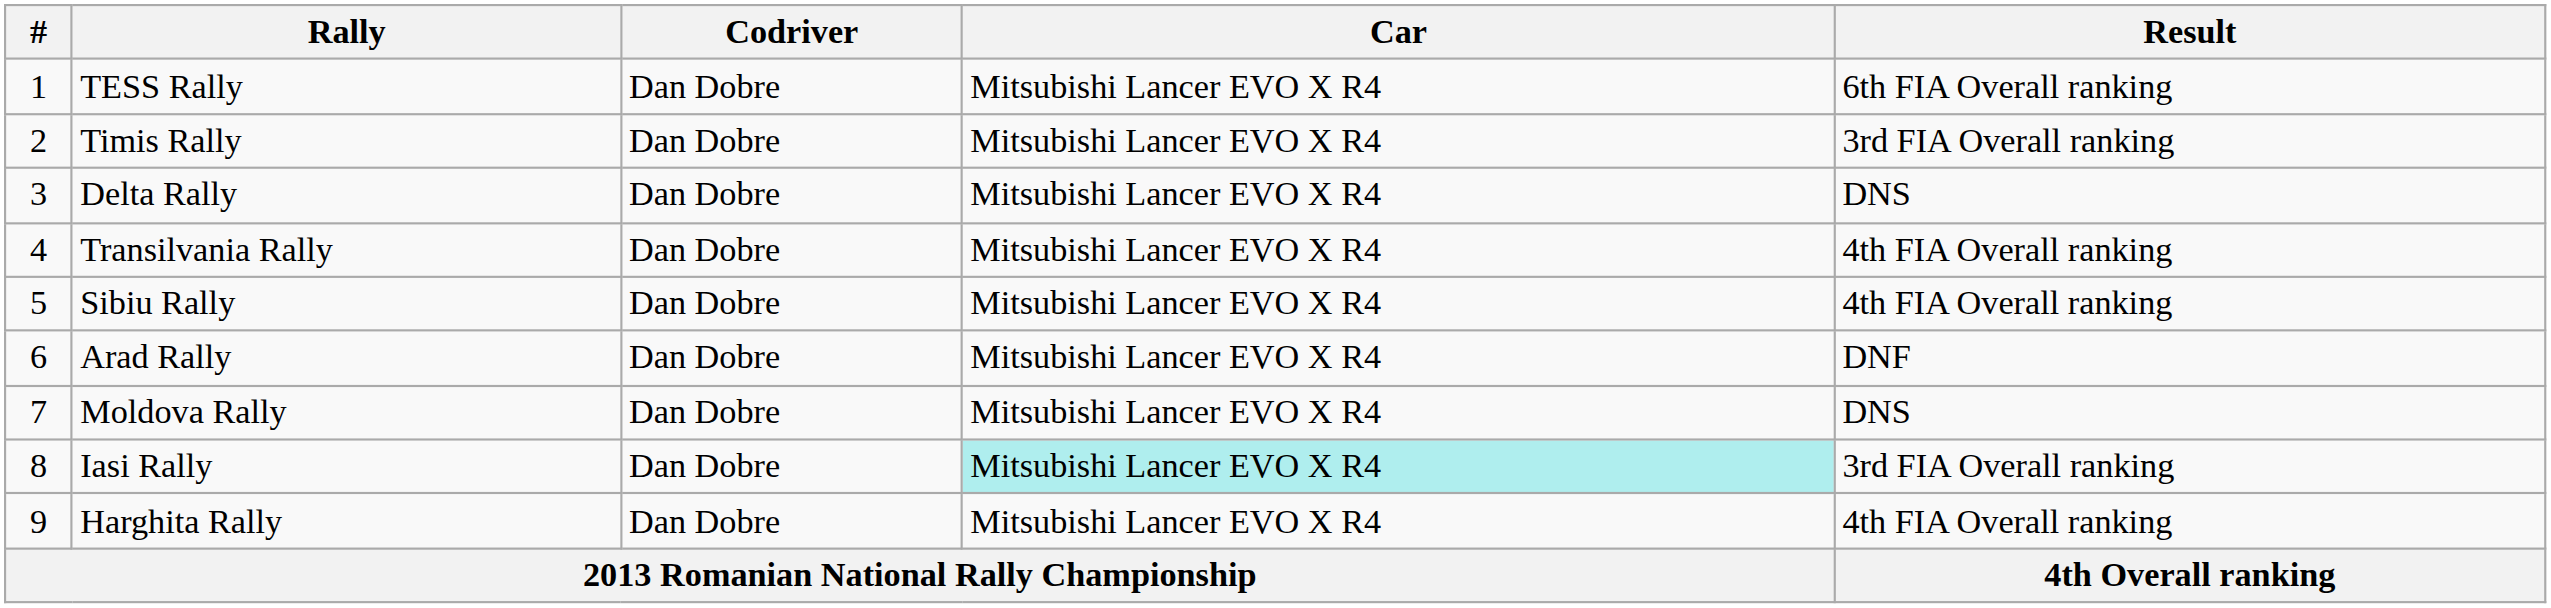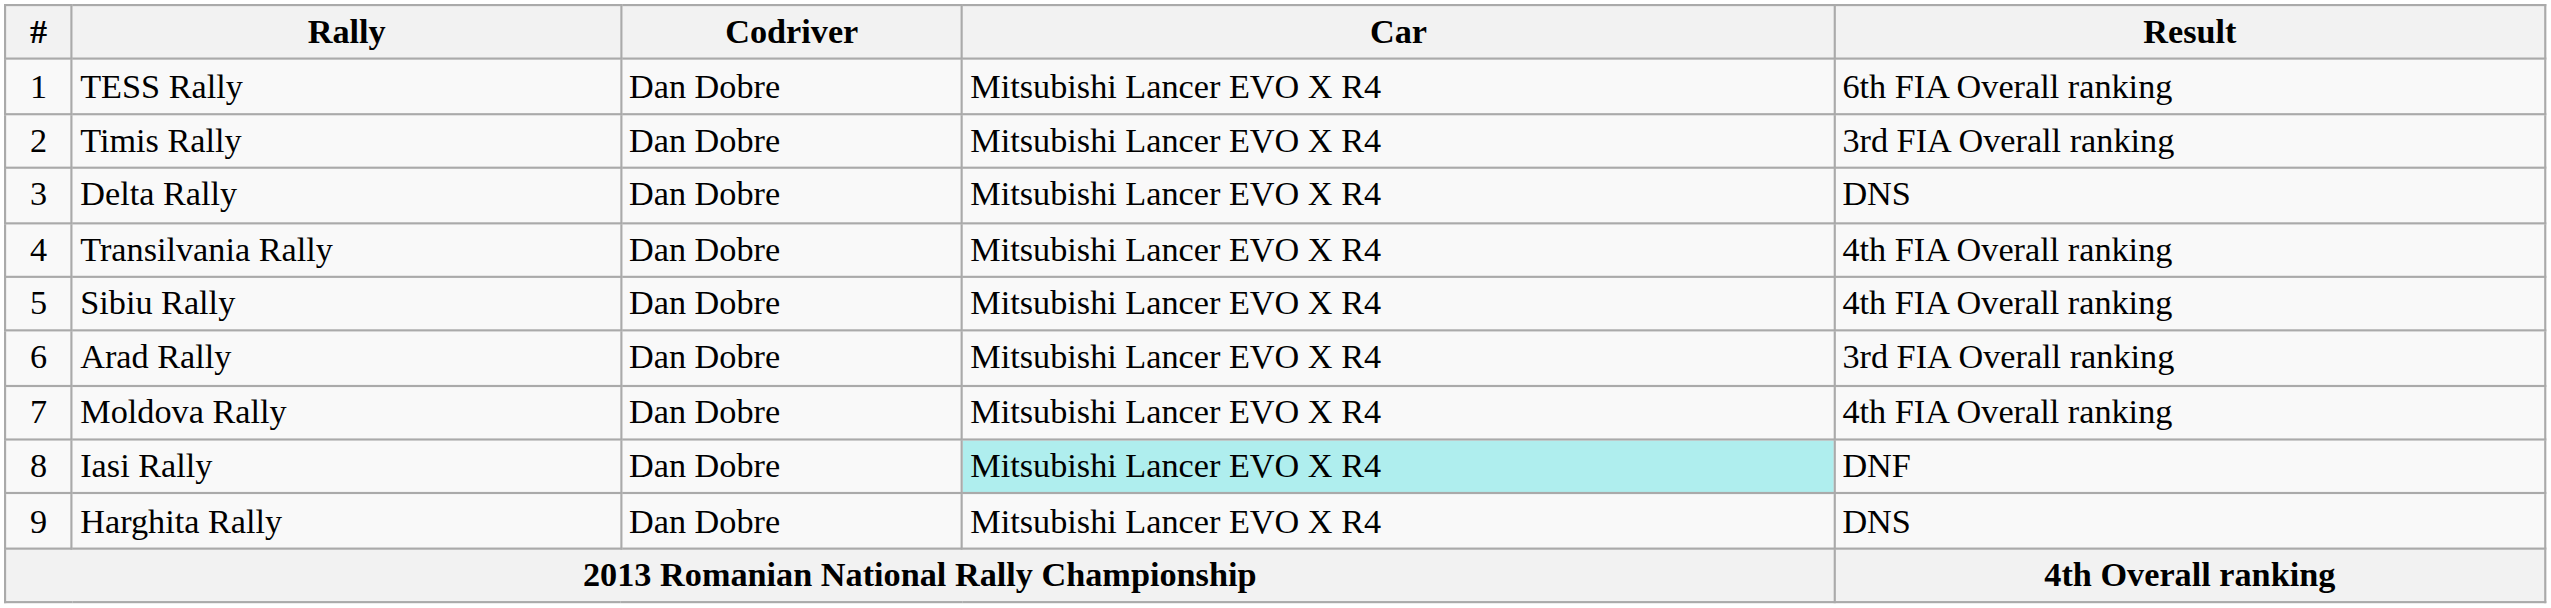(1877, 357) DNF -> (2008, 357) 3rd FIA Overall ranking
(1877, 411) DNS -> (2007, 411) 4th FIA Overall ranking
(2008, 466) 3rd FIA Overall ranking -> (1877, 466) DNF
(2007, 520) 4th FIA Overall ranking -> (1877, 520) DNS
